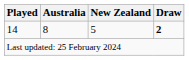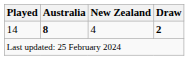(45, 30) normal -> (45, 30) bold
(93, 30) 5 -> (93, 30) 4
